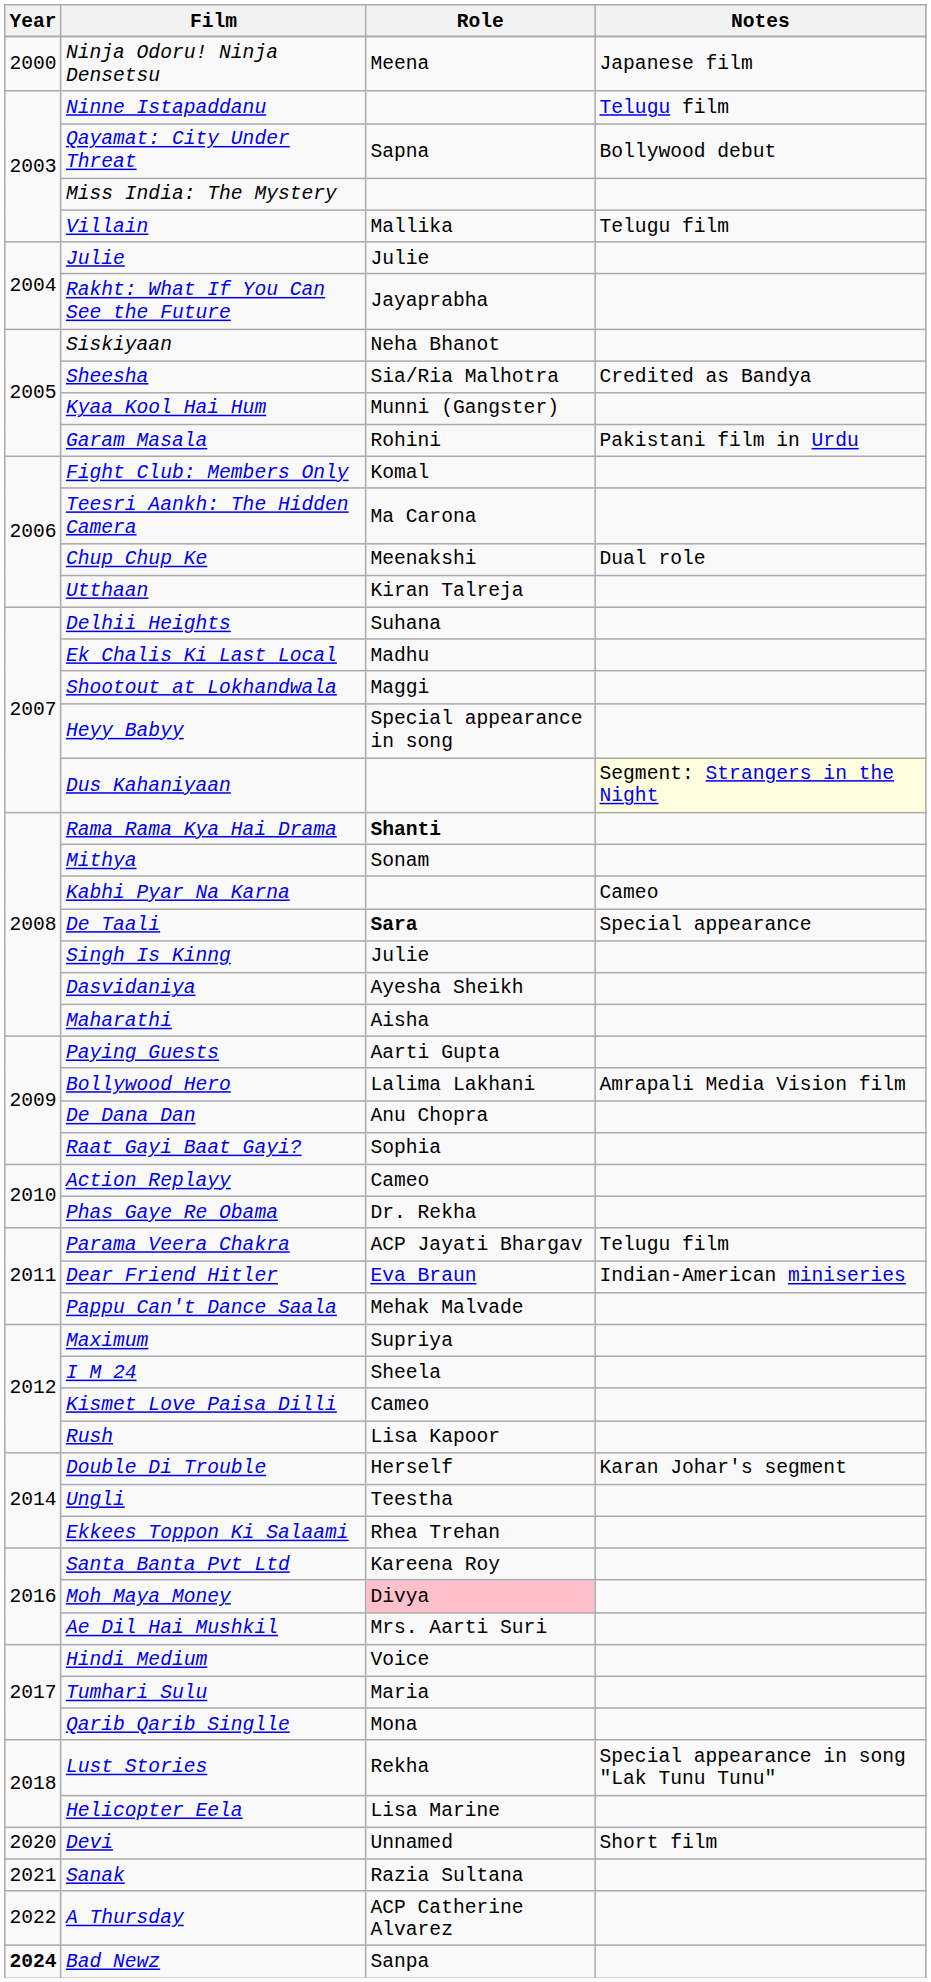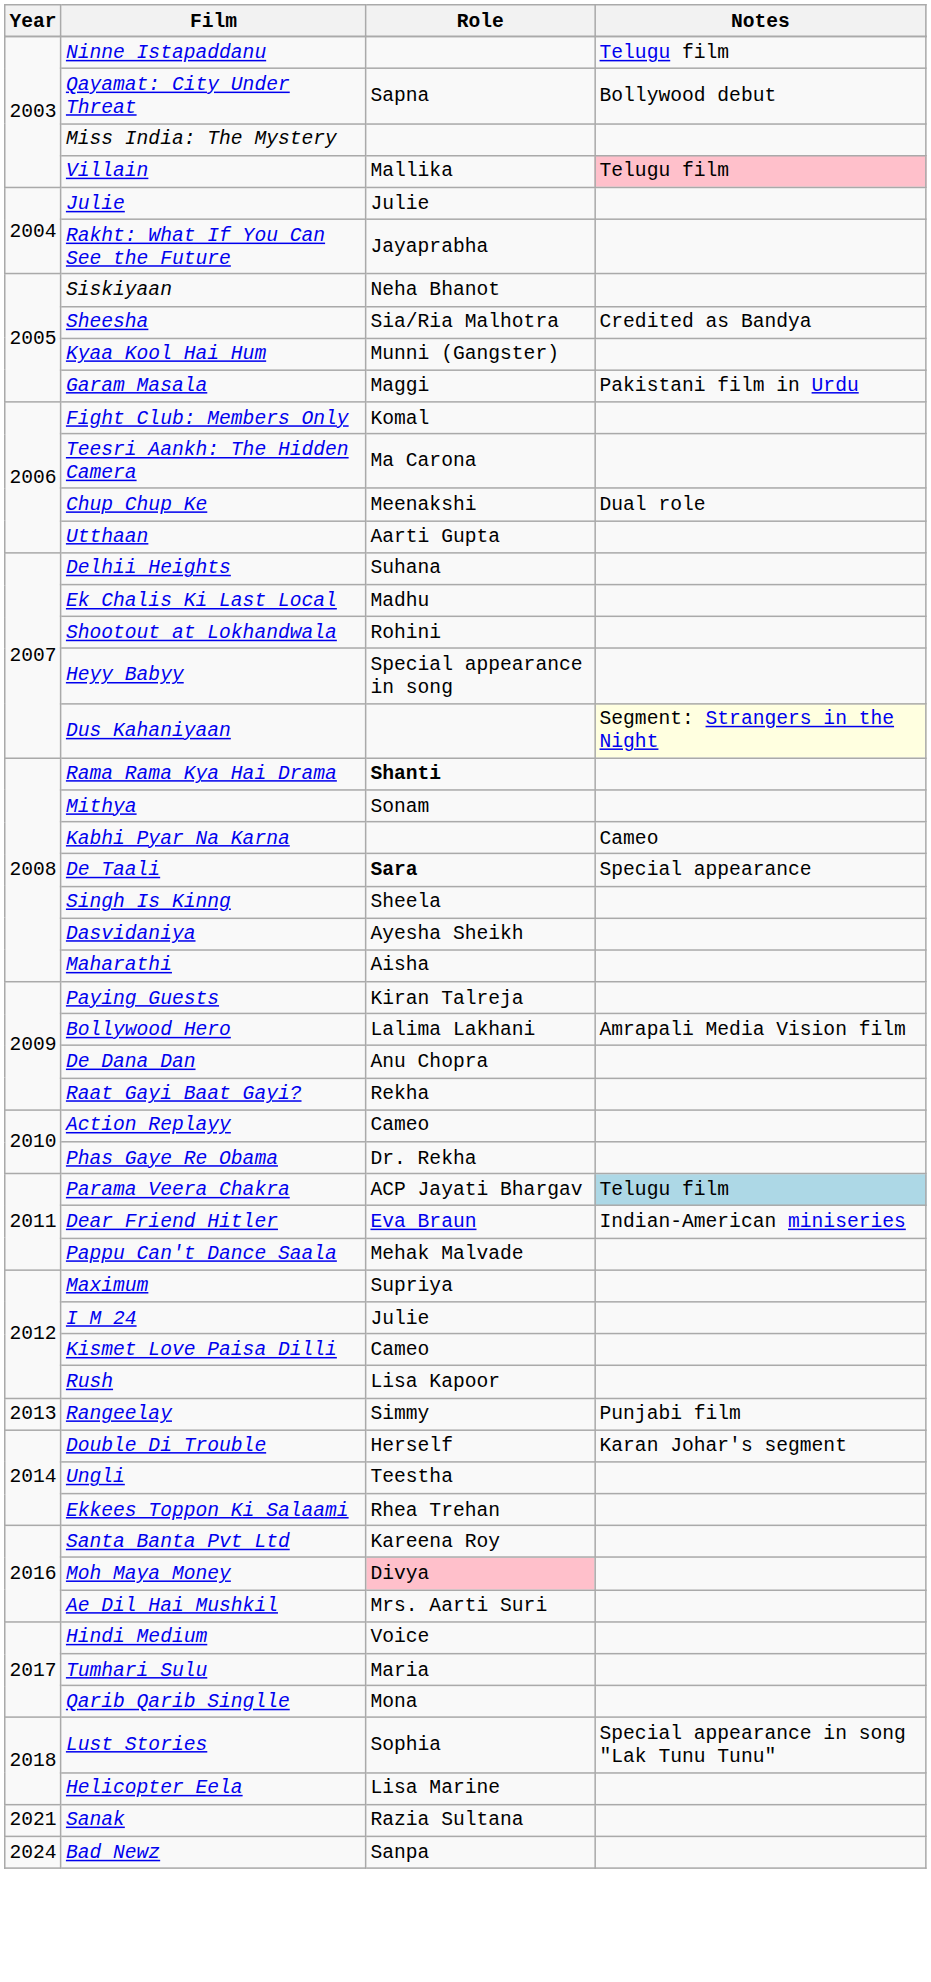- row: (172, 64)
(664, 226) no background -> (664, 171) pink background
(406, 441) Rohini -> (400, 386) Maggi
(447, 591) Kiran Talreja -> (435, 537) Aarti Gupta
(400, 687) Maggi -> (406, 633) Rohini
(400, 956) Julie -> (406, 902) Sheela
(435, 1052) Aarti Gupta -> (447, 998) Kiran Talreja
(406, 1148) Sophia -> (400, 1094) Rekha
(664, 1244) no background -> (664, 1190) lightblue background
(406, 1372) Sheela -> (400, 1318) Julie
+ row: (119, 1414)
(400, 1768) Rekha -> (406, 1745) Sophia
- row: (89, 1843)
- row: (125, 1918)
(33, 1962) bold -> (33, 1852) normal
